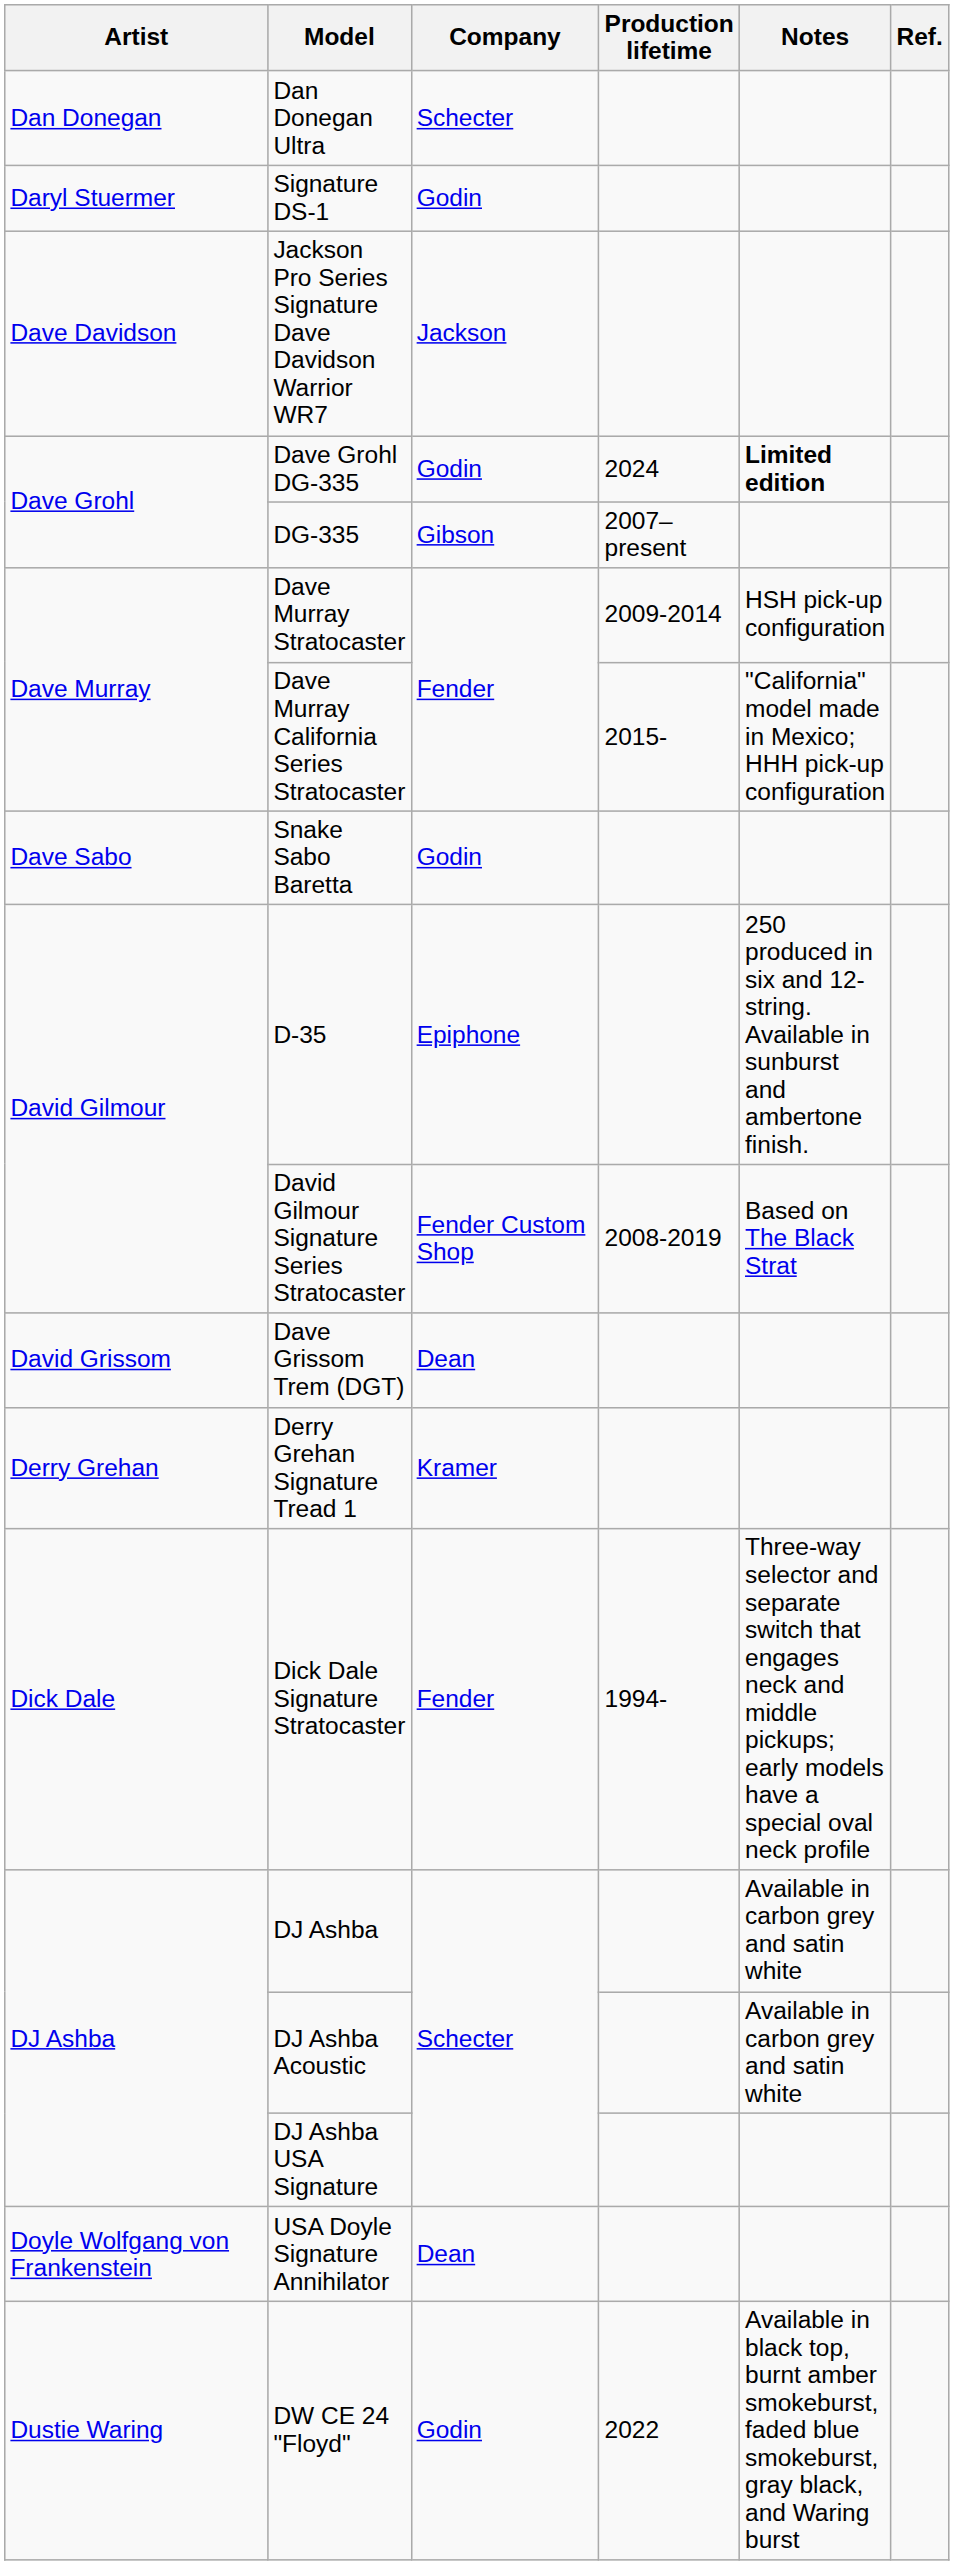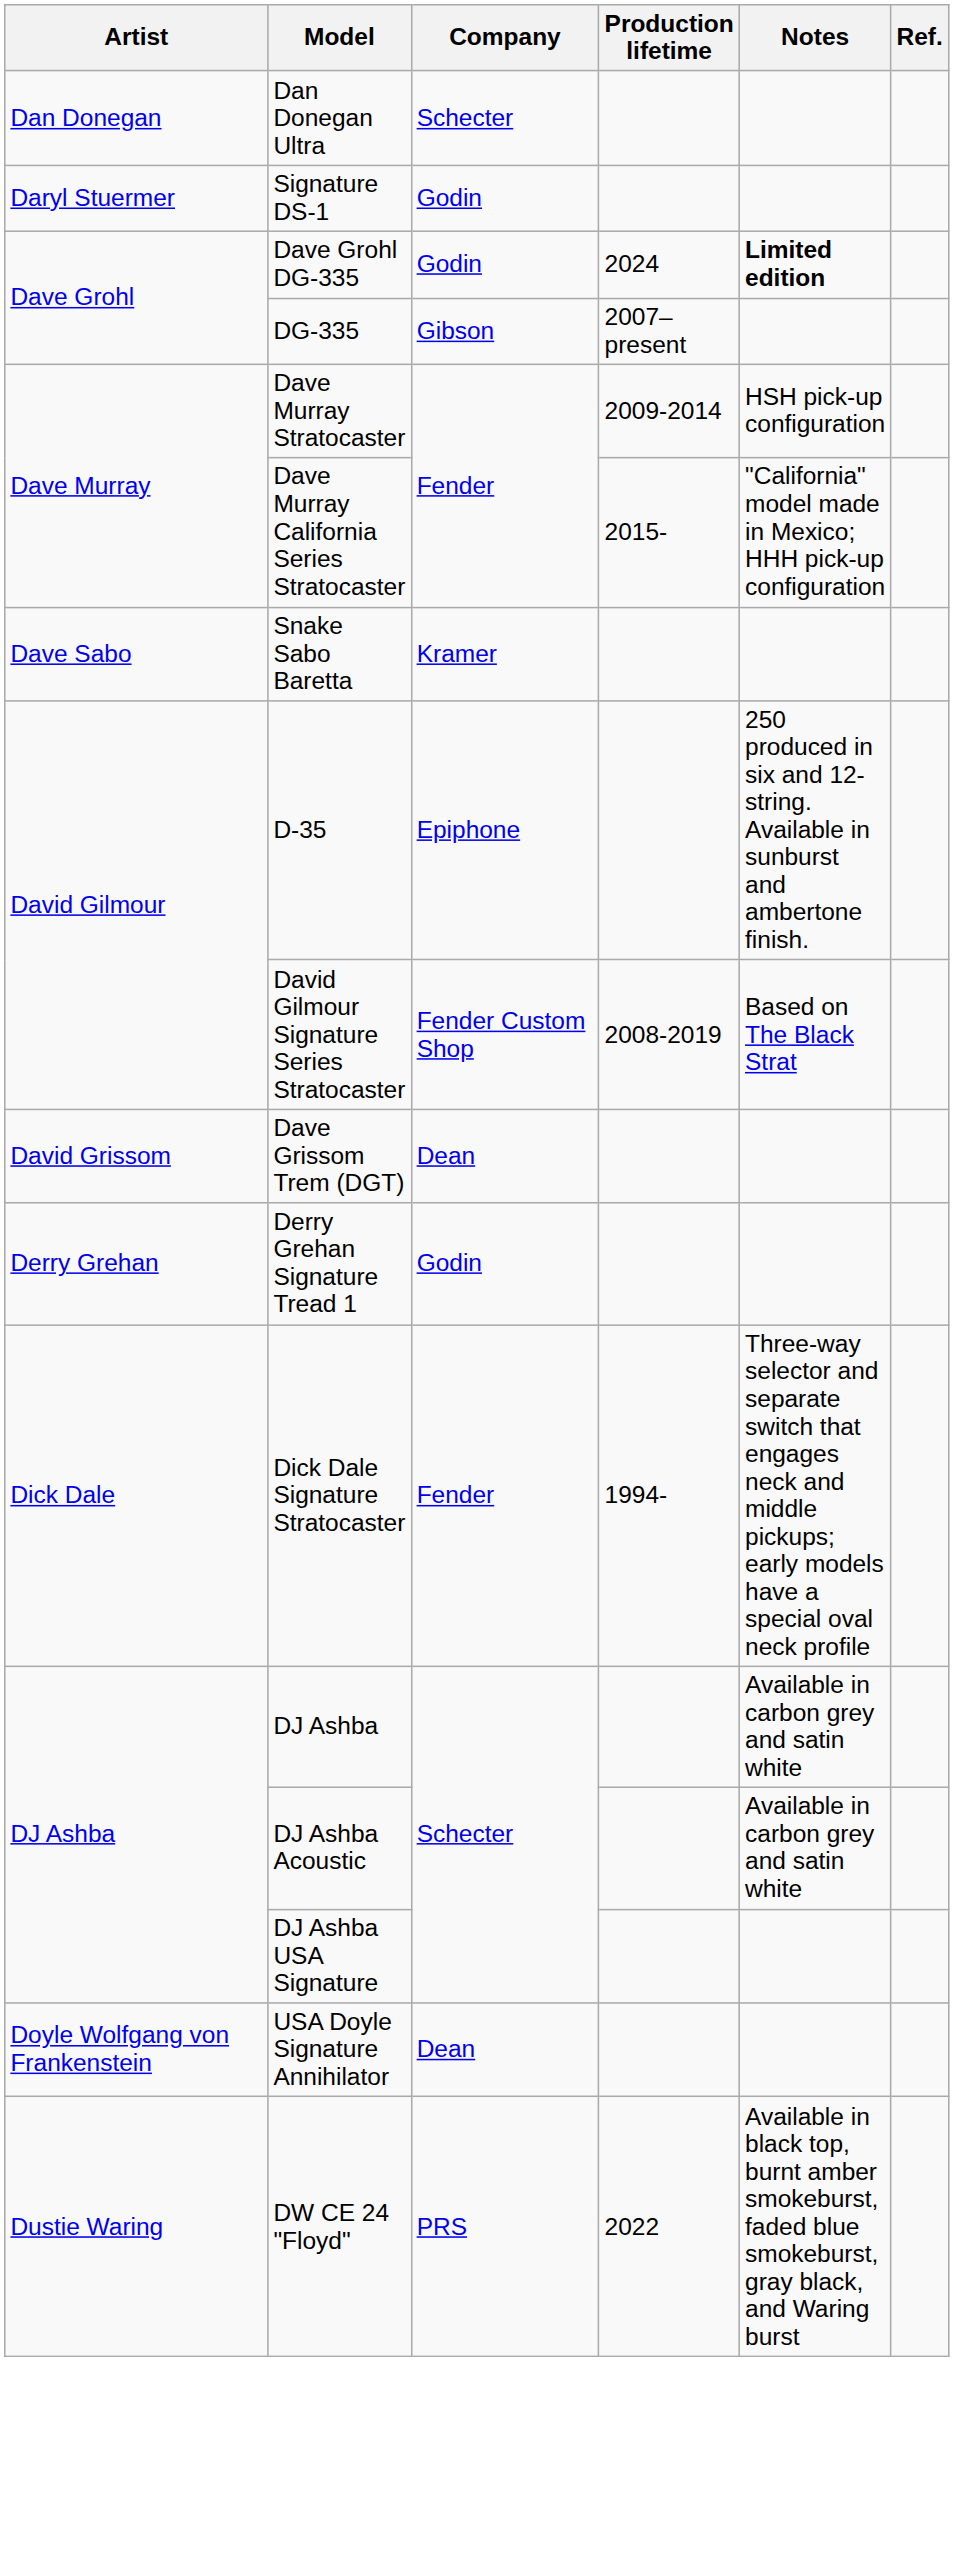- row: (331, 333)
(449, 857) Godin -> (457, 653) Kramer
(457, 1467) Kramer -> (449, 1263) Godin
(449, 2430) Godin -> (442, 2226) PRS
